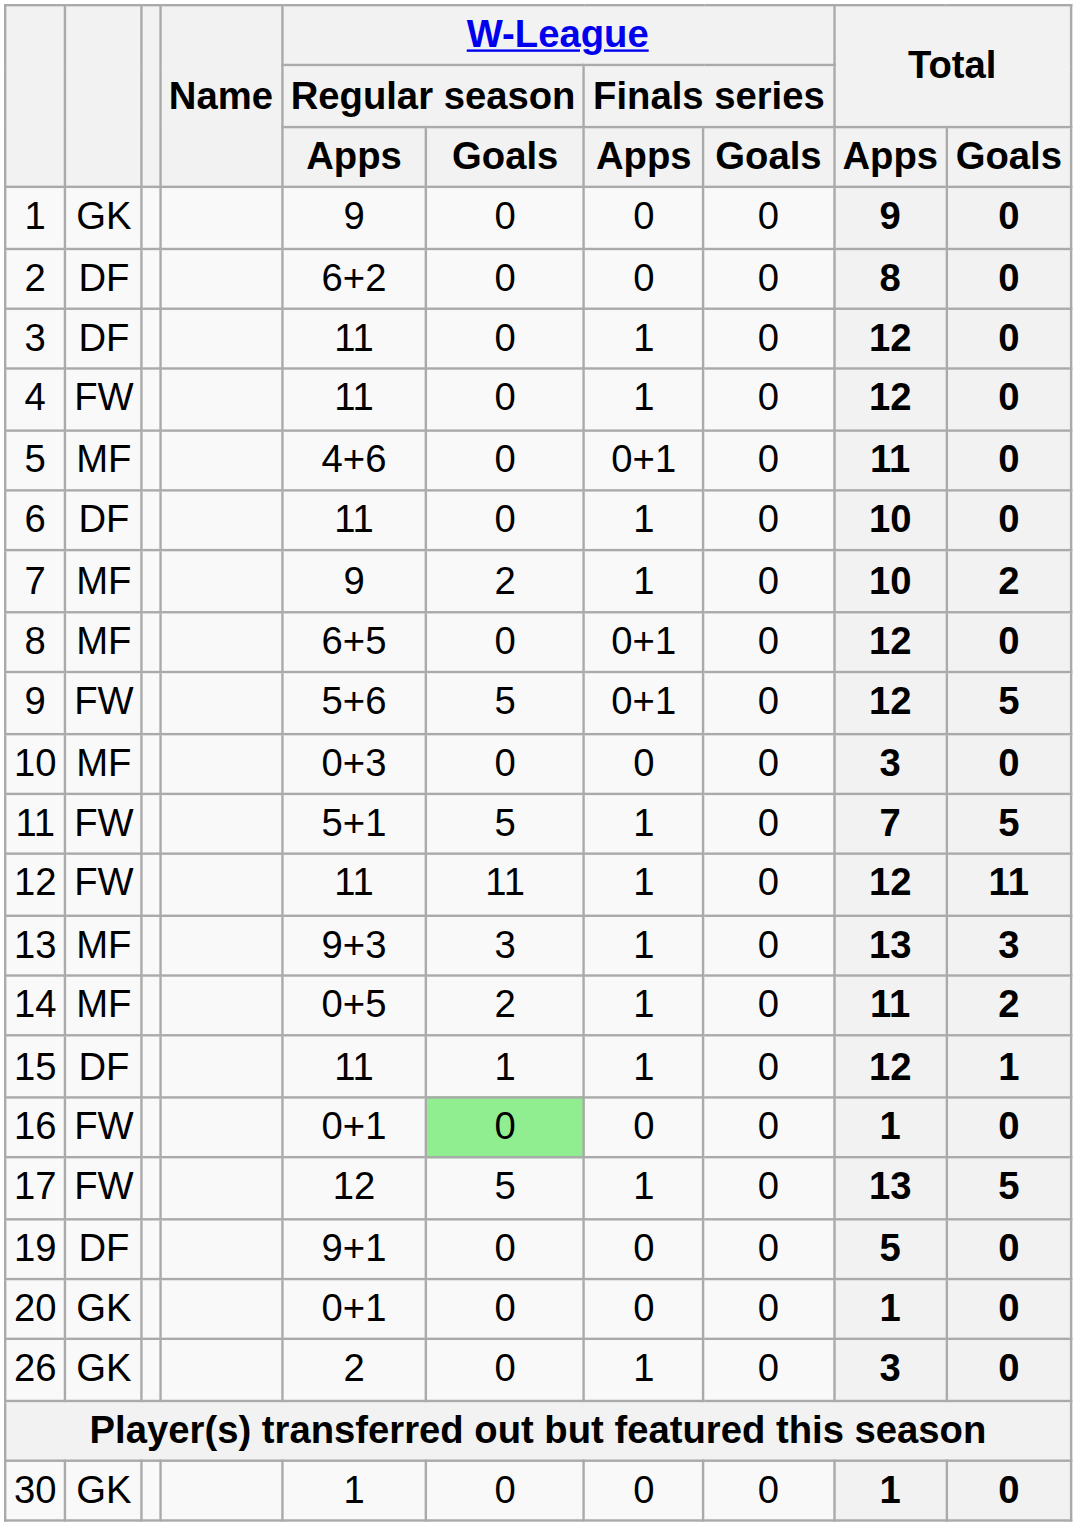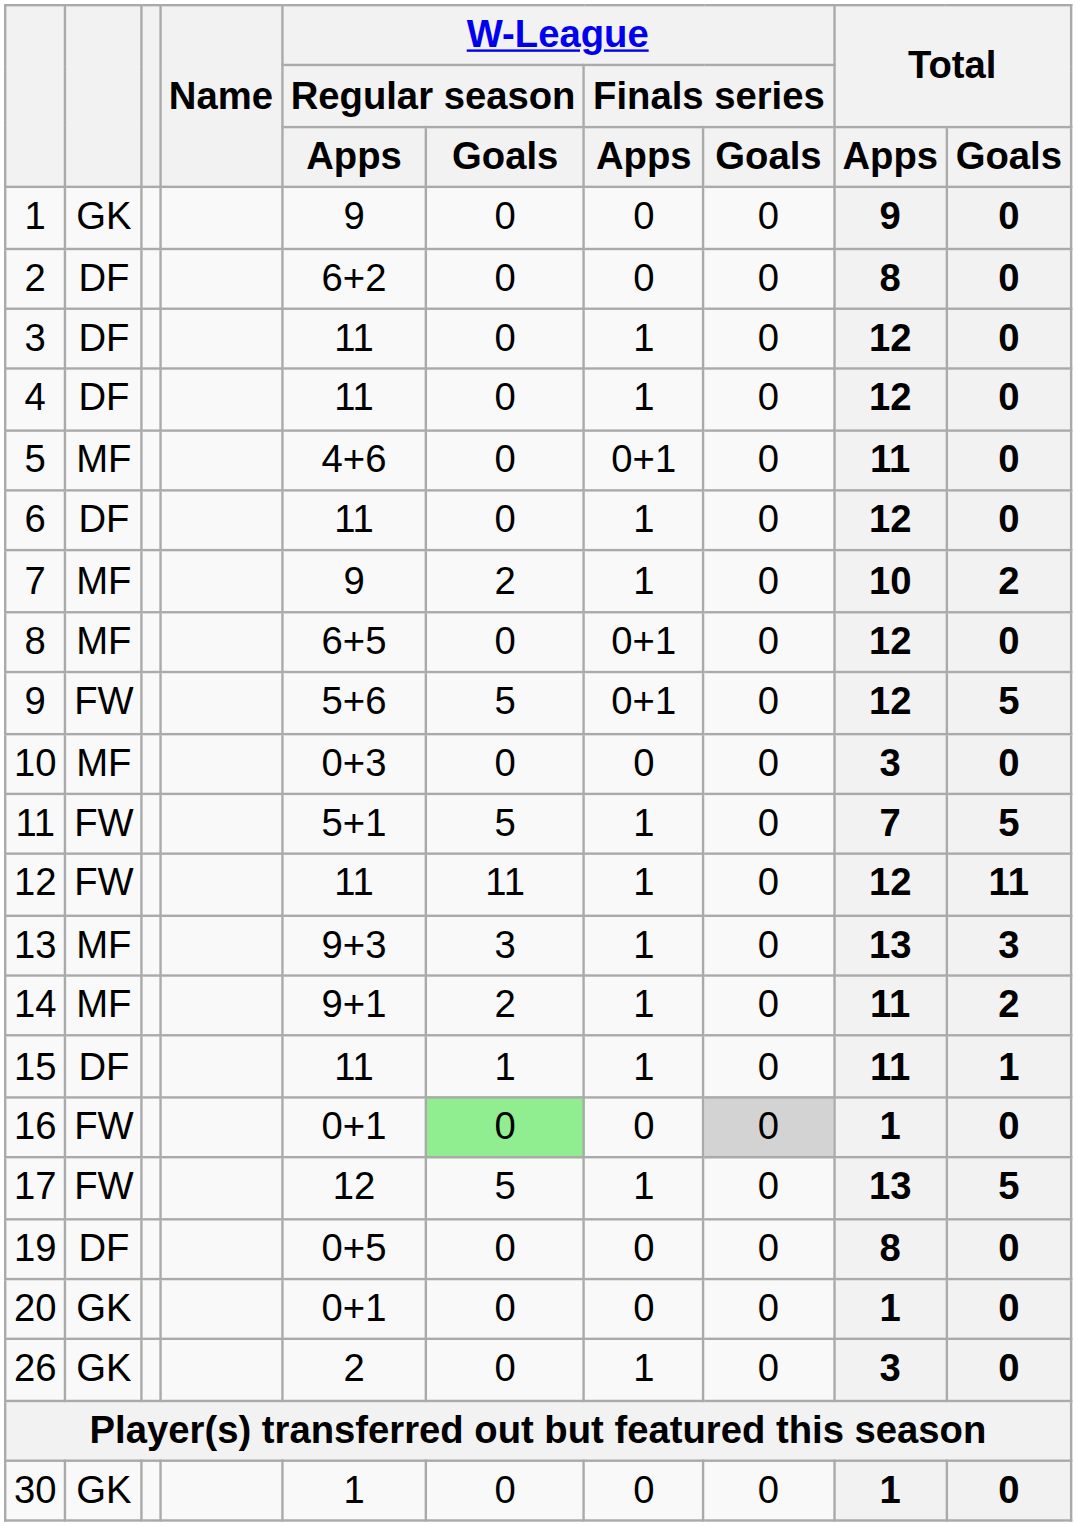(104, 398) FW -> (104, 398) DF
(890, 519) 10 -> (890, 519) 12
(354, 1005) 0+5 -> (354, 1005) 9+1
(890, 1065) 12 -> (890, 1065) 11
(768, 1126) no background -> (768, 1126) lightgrey background
(354, 1247) 9+1 -> (354, 1247) 0+5
(890, 1247) 5 -> (890, 1247) 8
